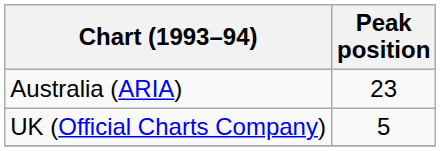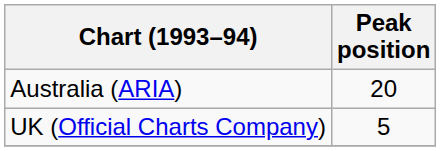(384, 88) 23 -> (384, 88) 20
